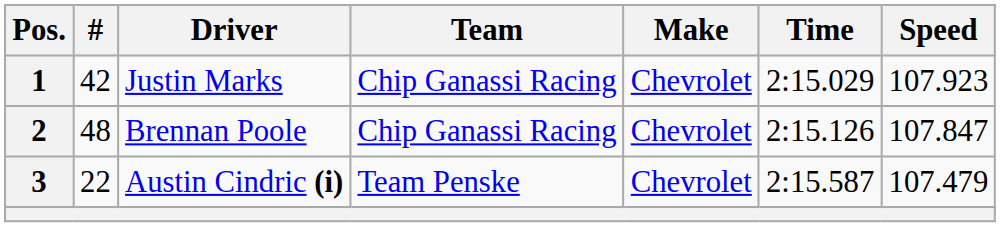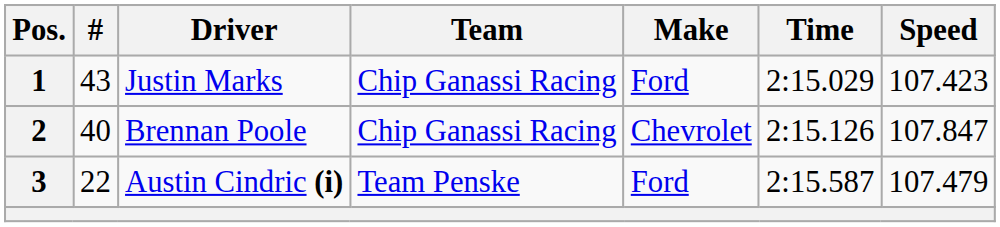(95, 80) 42 -> (95, 80) 43
(691, 80) Chevrolet -> (660, 80) Ford
(938, 80) 107.923 -> (938, 80) 107.423
(95, 131) 48 -> (95, 131) 40
(691, 181) Chevrolet -> (660, 181) Ford
